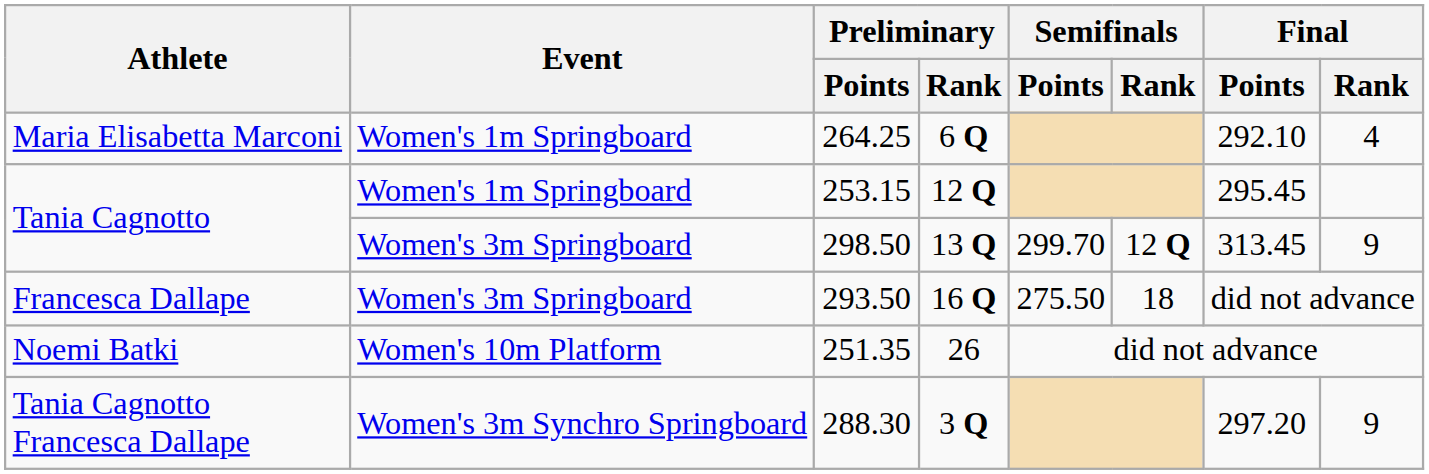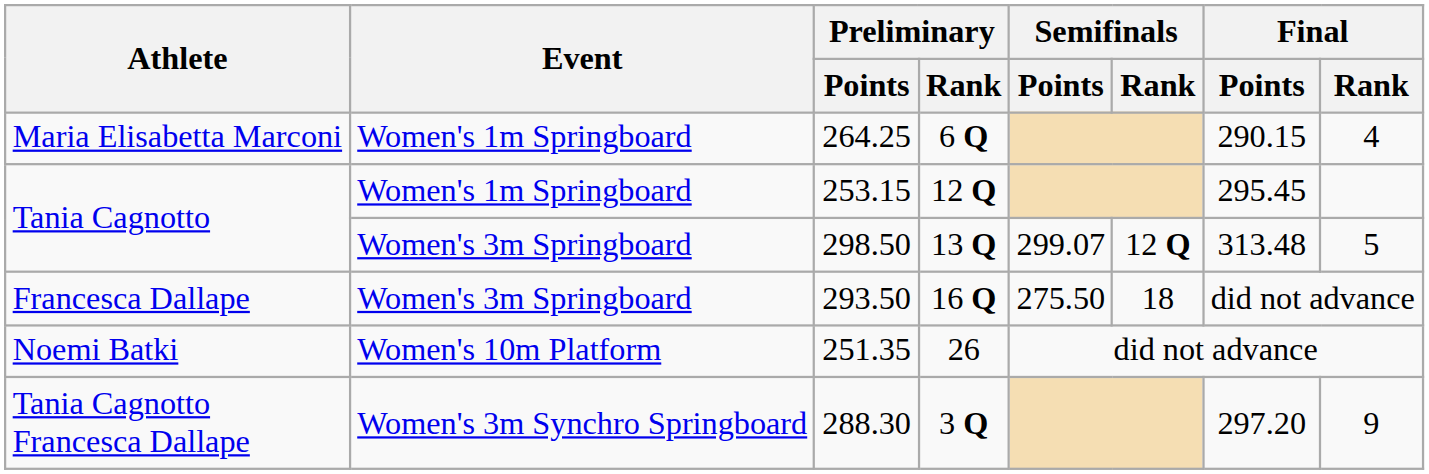(1262, 137) 292.10 -> (1262, 137) 290.15
(1061, 244) 299.70 -> (1061, 244) 299.07
(1262, 244) 313.45 -> (1262, 244) 313.48
(1371, 244) 9 -> (1371, 244) 5
